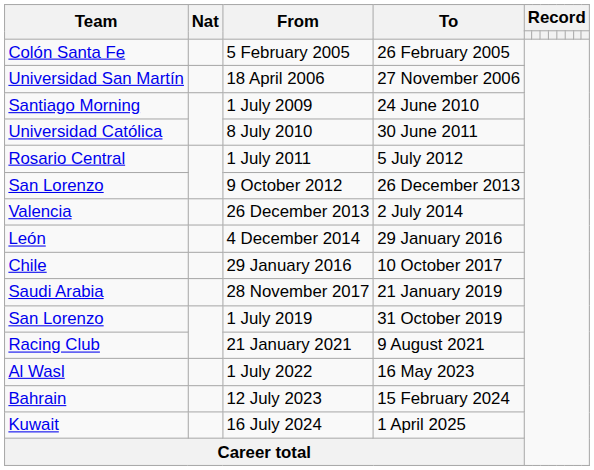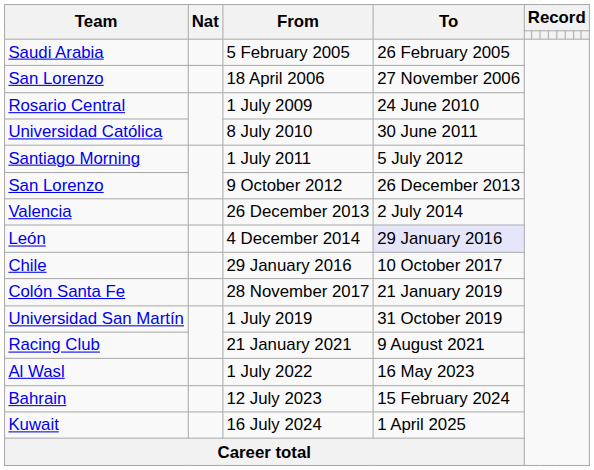(67, 52) Colón Santa Fe -> (56, 52) Saudi Arabia
(96, 78) Universidad San Martín -> (56, 78) San Lorenzo
(74, 105) Santiago Morning -> (67, 105) Rosario Central
(67, 158) Rosario Central -> (74, 158) Santiago Morning
(440, 238) no background -> (440, 238) lavender background
(56, 292) Saudi Arabia -> (67, 292) Colón Santa Fe
(56, 318) San Lorenzo -> (96, 318) Universidad San Martín
